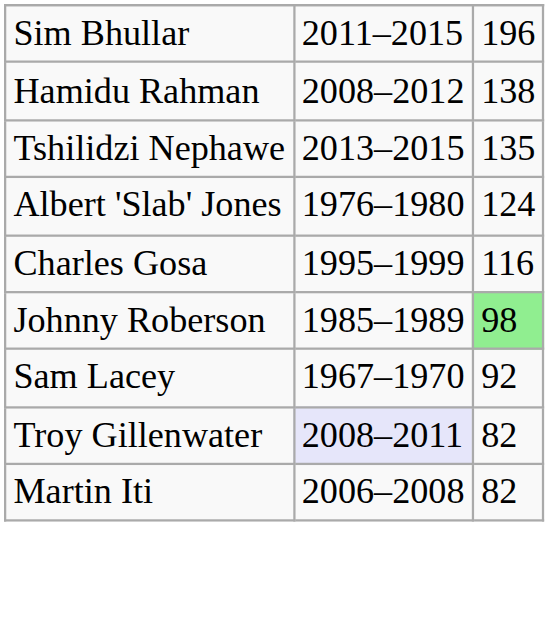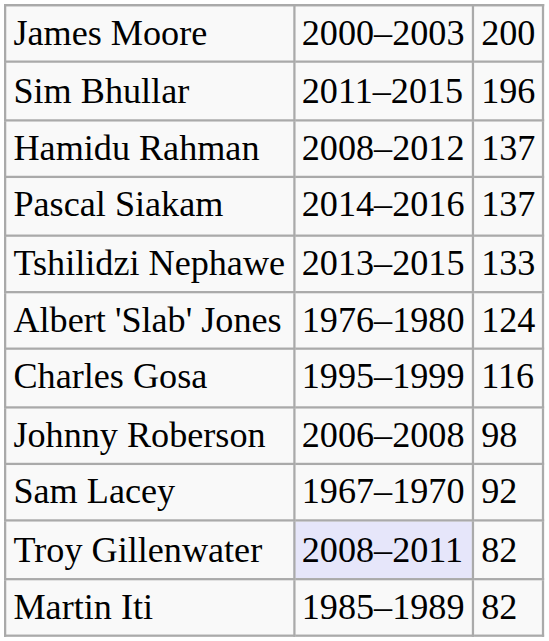+ row: (110, 33)
(508, 90) 138 -> (508, 147) 137
+ row: (118, 205)
(508, 147) 135 -> (508, 262) 133
(383, 319) 1985–1989 -> (383, 434) 2006–2008
(499, 319) lightgreen background -> (499, 434) no background
(383, 491) 2006–2008 -> (383, 606) 1985–1989
